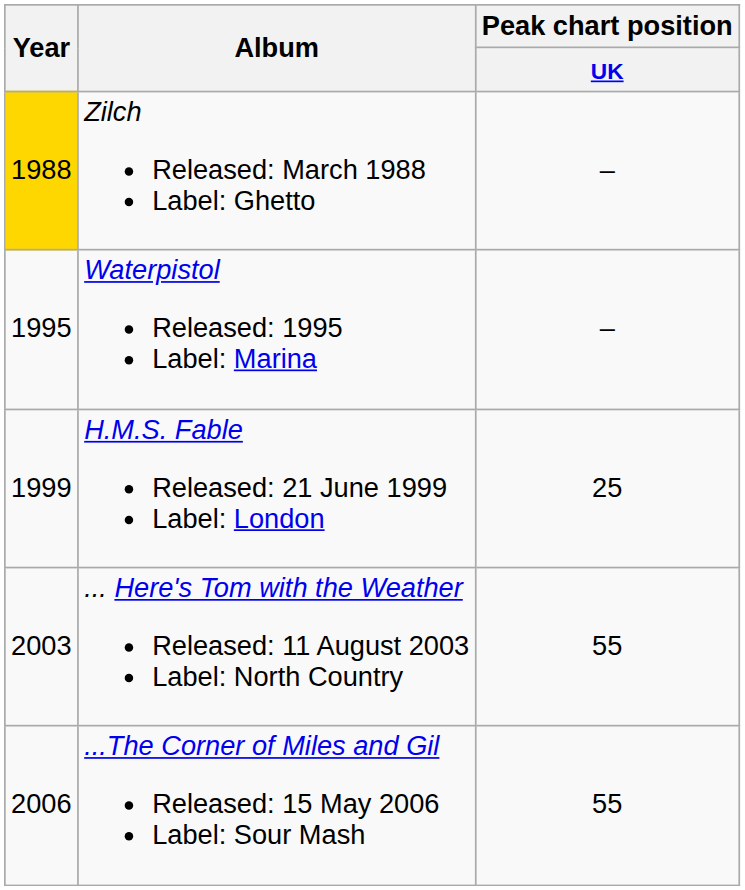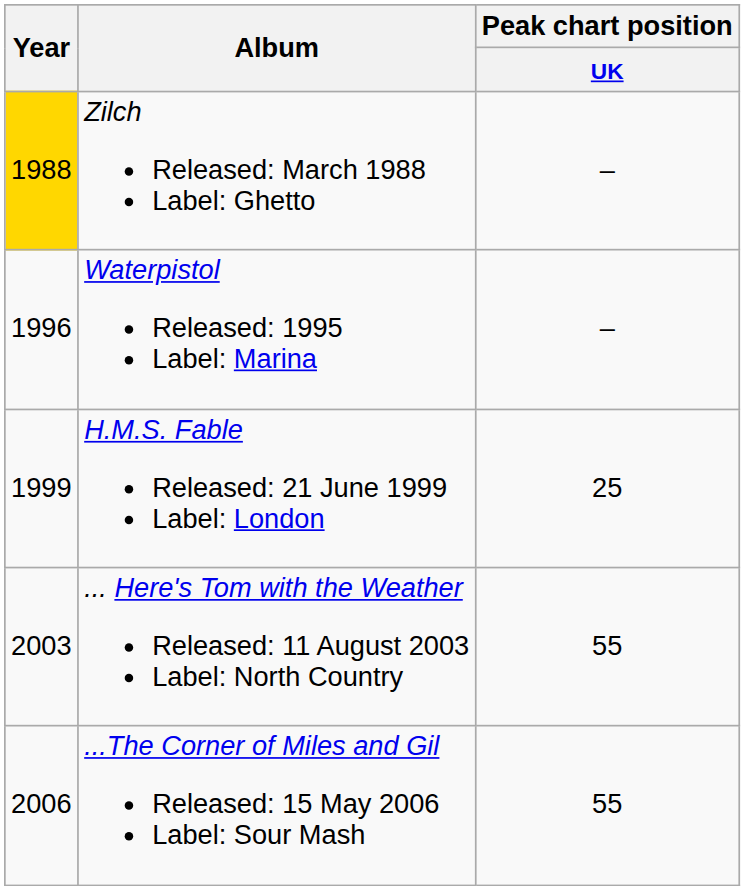(41, 328) 1995 -> (41, 328) 1996
